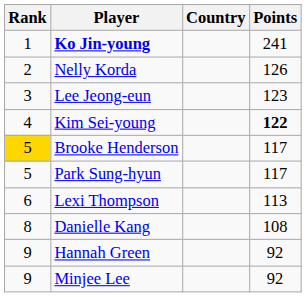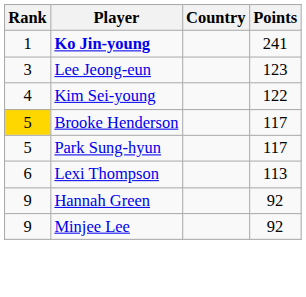- row: (95, 69)
(275, 122) bold -> (275, 95) normal
- row: (102, 226)
